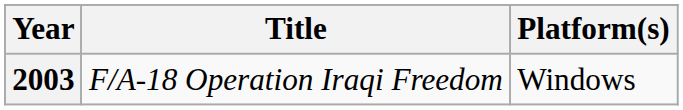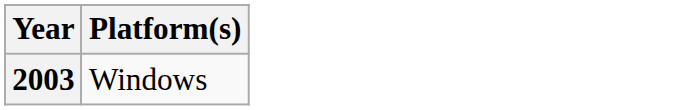- column: (296, 29)
